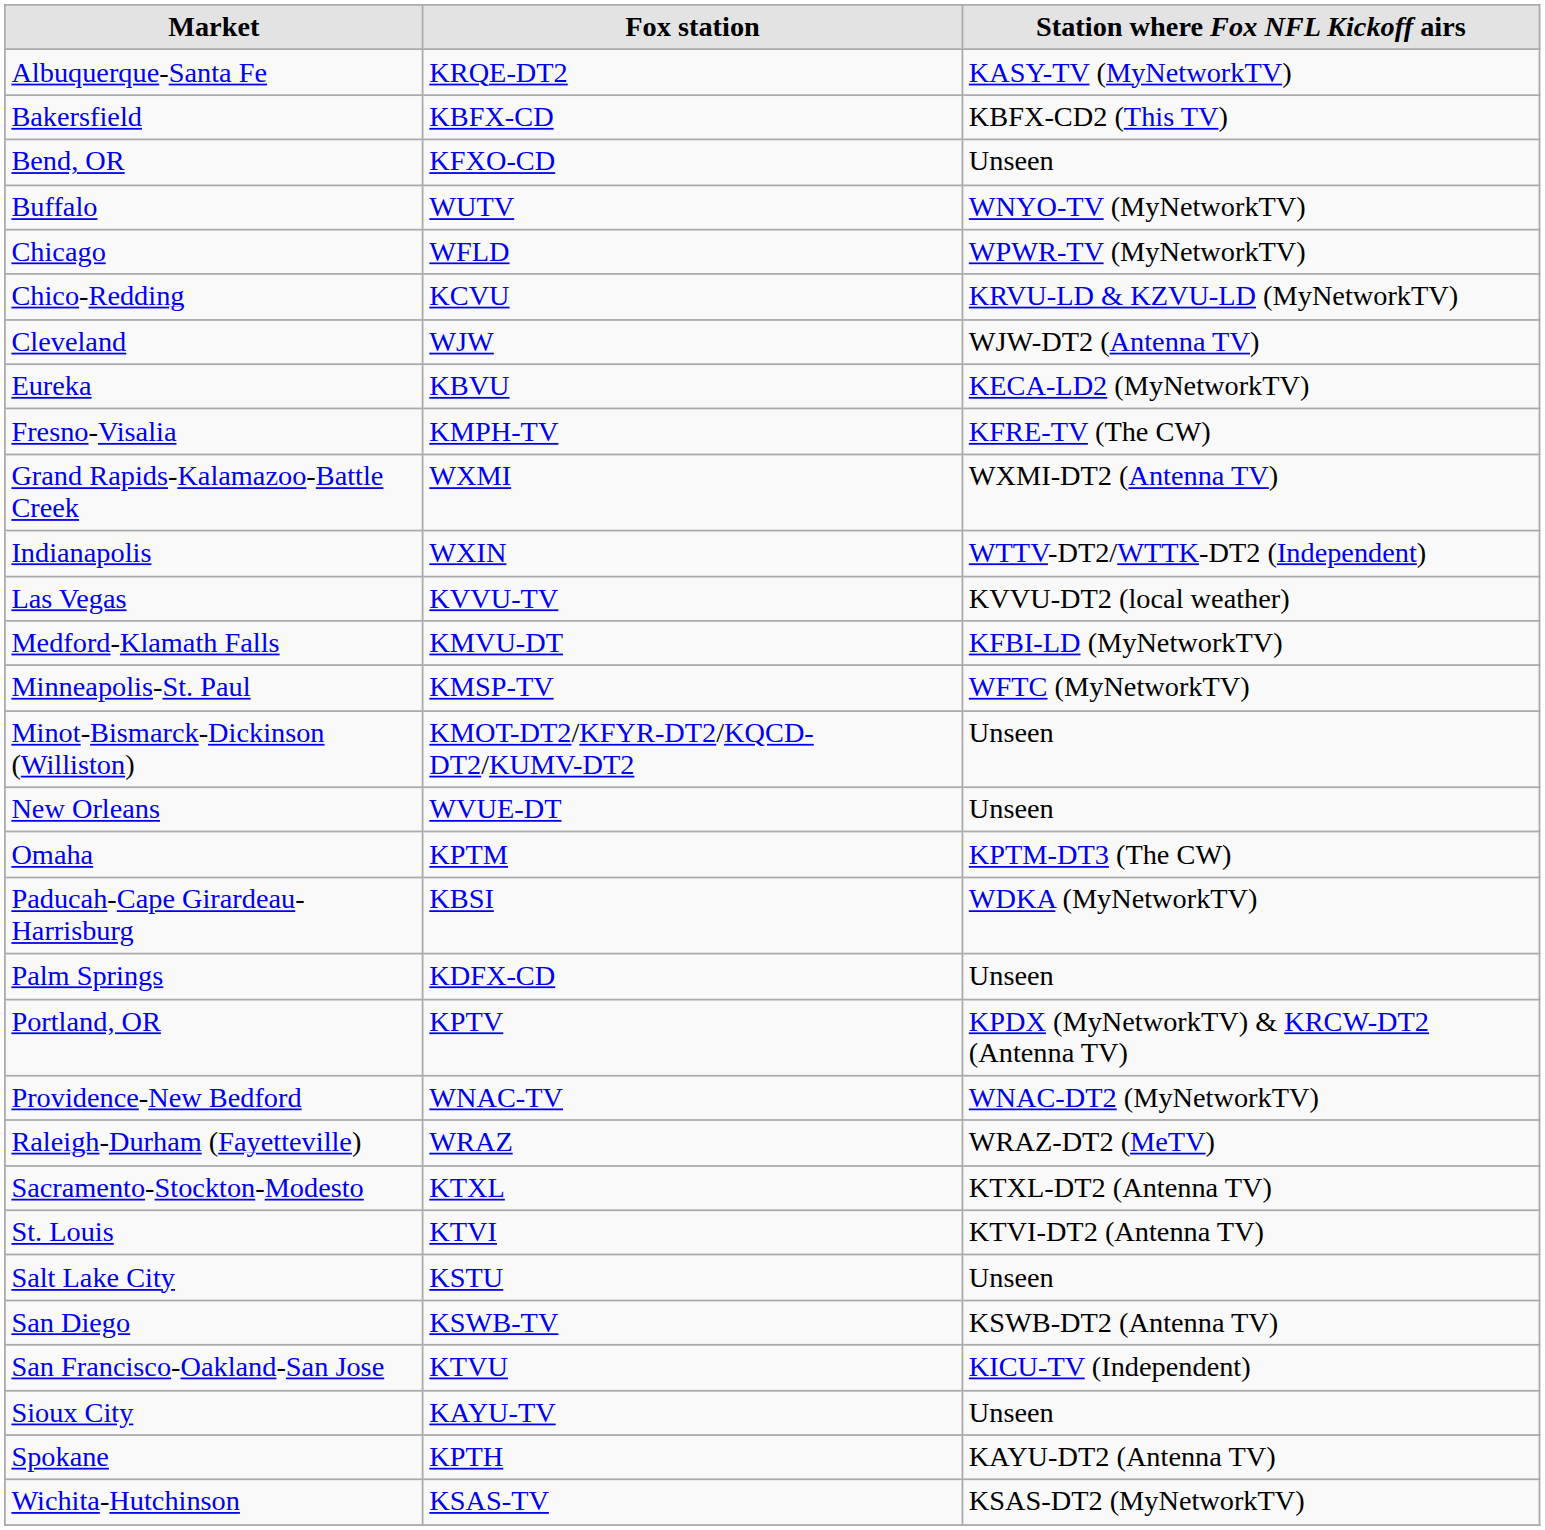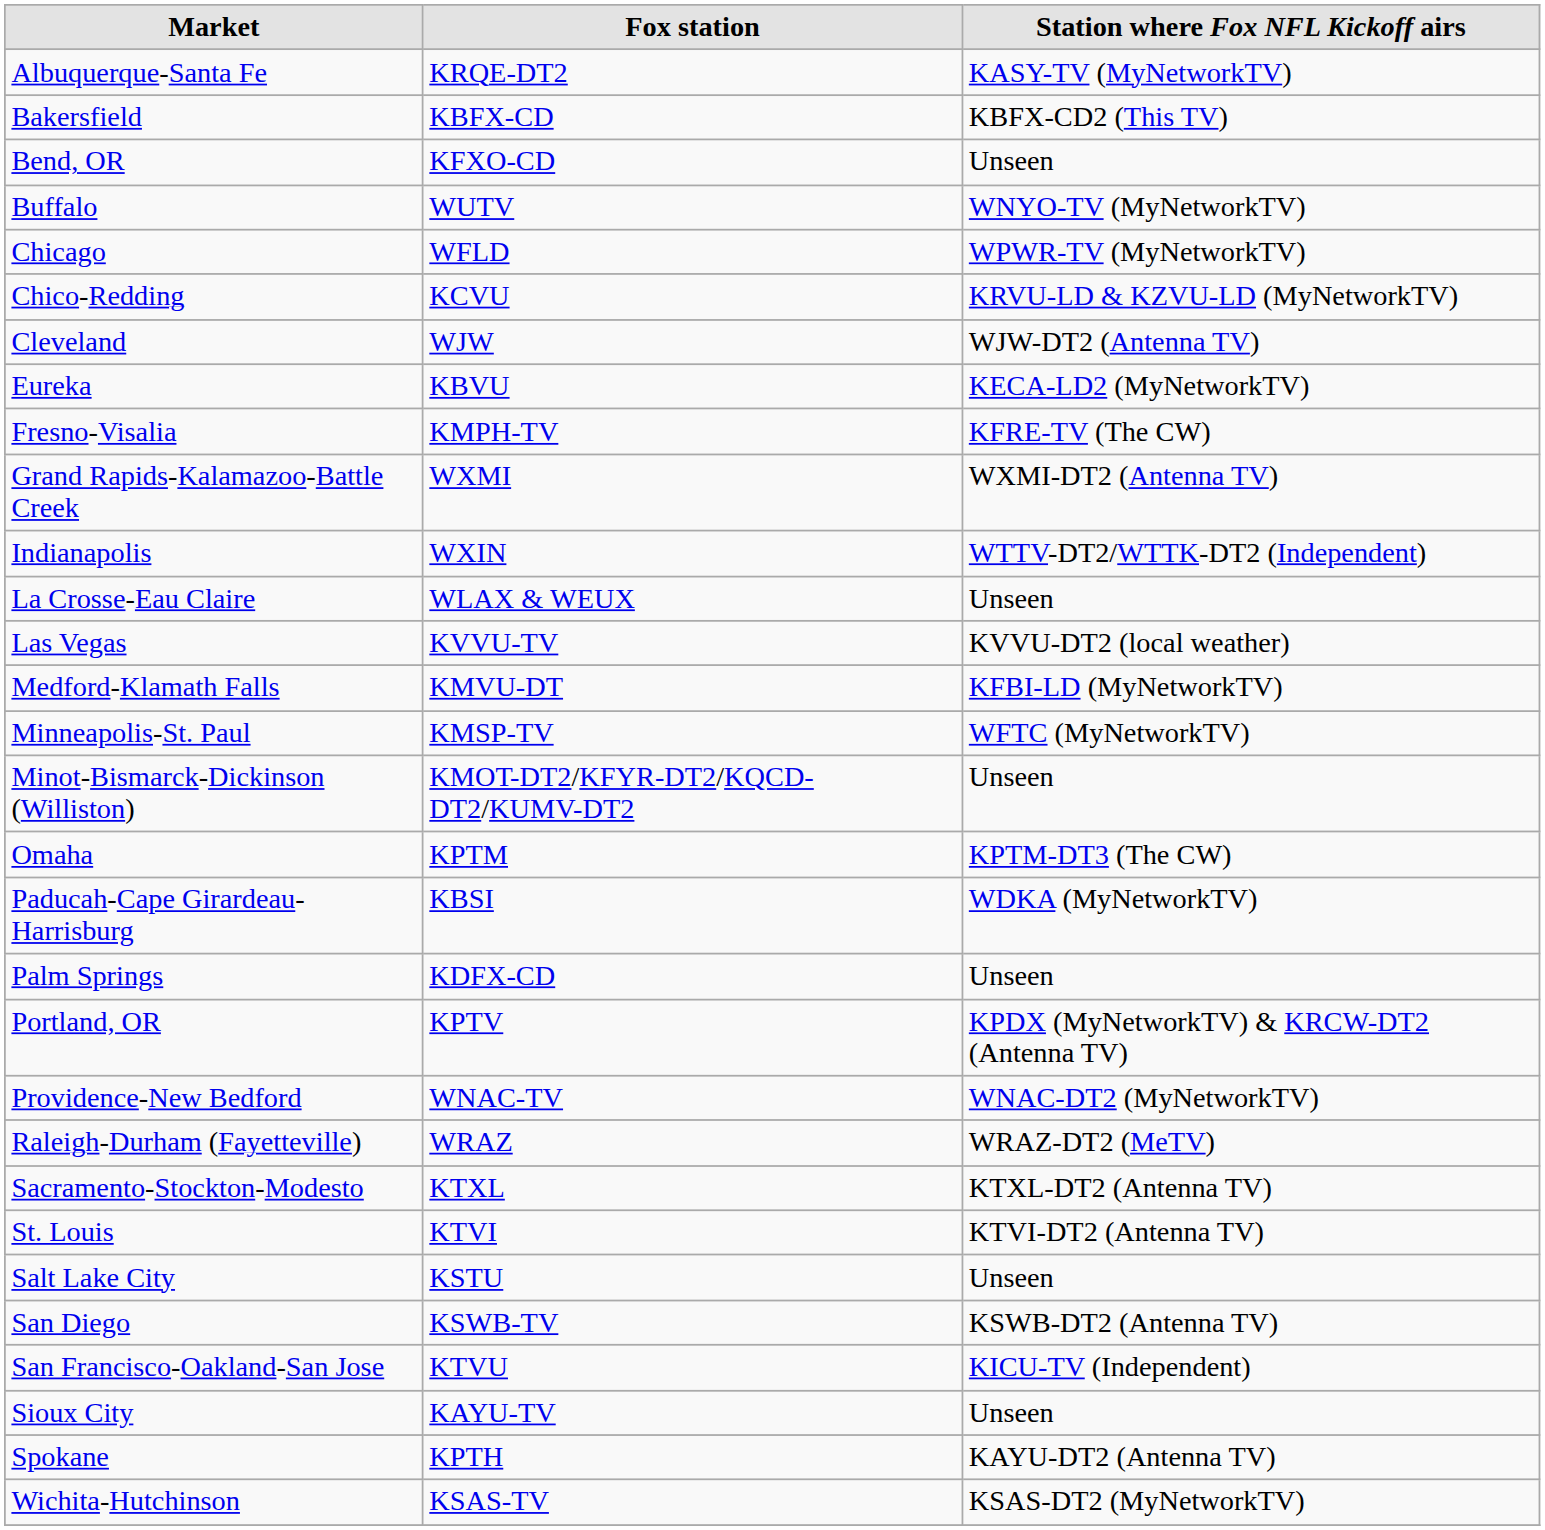+ row: (133, 597)
- row: (86, 809)
